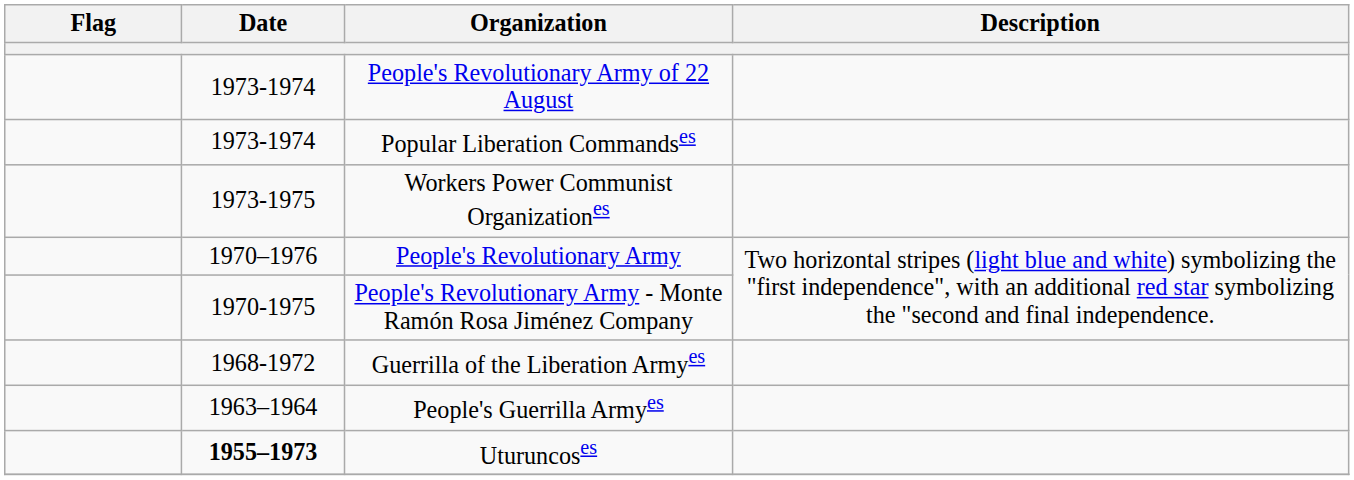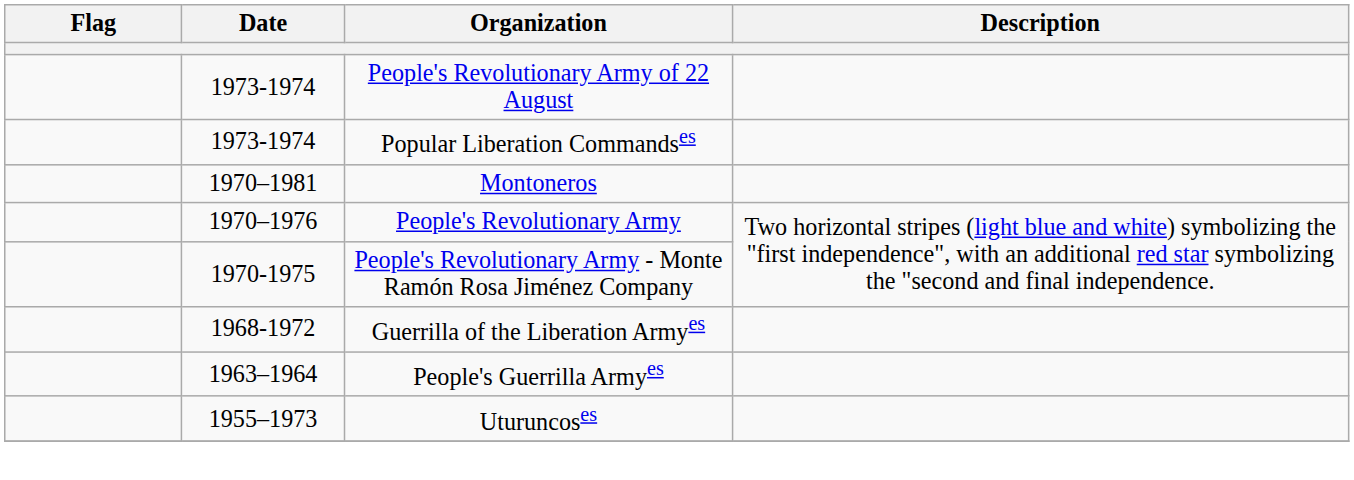- row: (538, 200)
+ row: (538, 183)
(263, 452) bold -> (263, 418) normal
